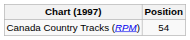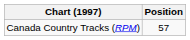(164, 27) 54 -> (164, 27) 57
